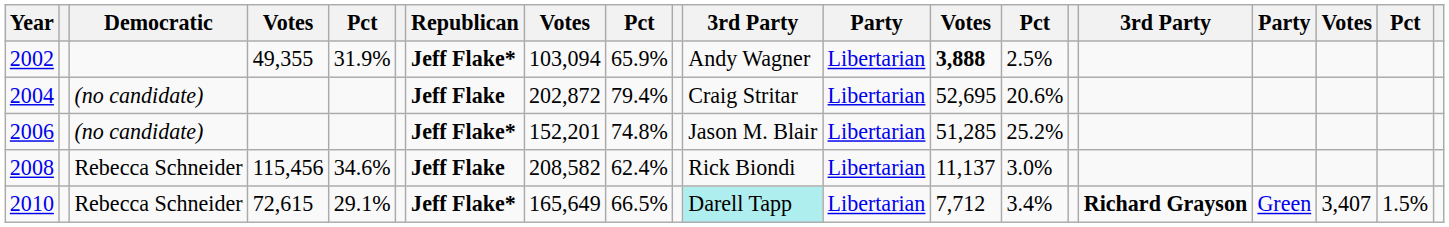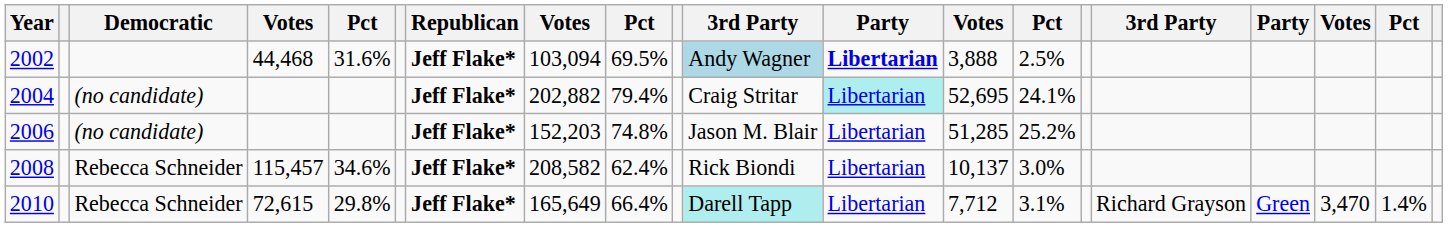(283, 59) 49,355 -> (283, 59) 44,468
(362, 59) 31.9% -> (362, 59) 31.6%
(639, 59) 65.9% -> (639, 59) 69.5%
(749, 59) no background -> (749, 59) lightblue background
(876, 59) normal -> (883, 59) bold
(960, 59) bold -> (973, 59) normal
(458, 95) Jeff Flake -> (463, 95) Jeff Flake*
(565, 95) 202,872 -> (565, 95) 202,882
(876, 95) no background -> (876, 95) paleturquoise background
(1035, 95) 20.6% -> (1047, 95) 24.1%
(565, 131) 152,201 -> (565, 131) 152,203
(288, 168) 115,456 -> (288, 168) 115,457
(458, 168) Jeff Flake -> (463, 168) Jeff Flake*
(966, 168) 11,137 -> (978, 168) 10,137
(362, 204) 29.1% -> (362, 204) 29.8%
(639, 204) 66.5% -> (639, 204) 66.4%
(1029, 204) 3.4% -> (1042, 204) 3.1%
(1165, 204) bold -> (1171, 204) normal
(1346, 204) 3,407 -> (1345, 204) 3,470
(1405, 204) 1.5% -> (1404, 204) 1.4%
